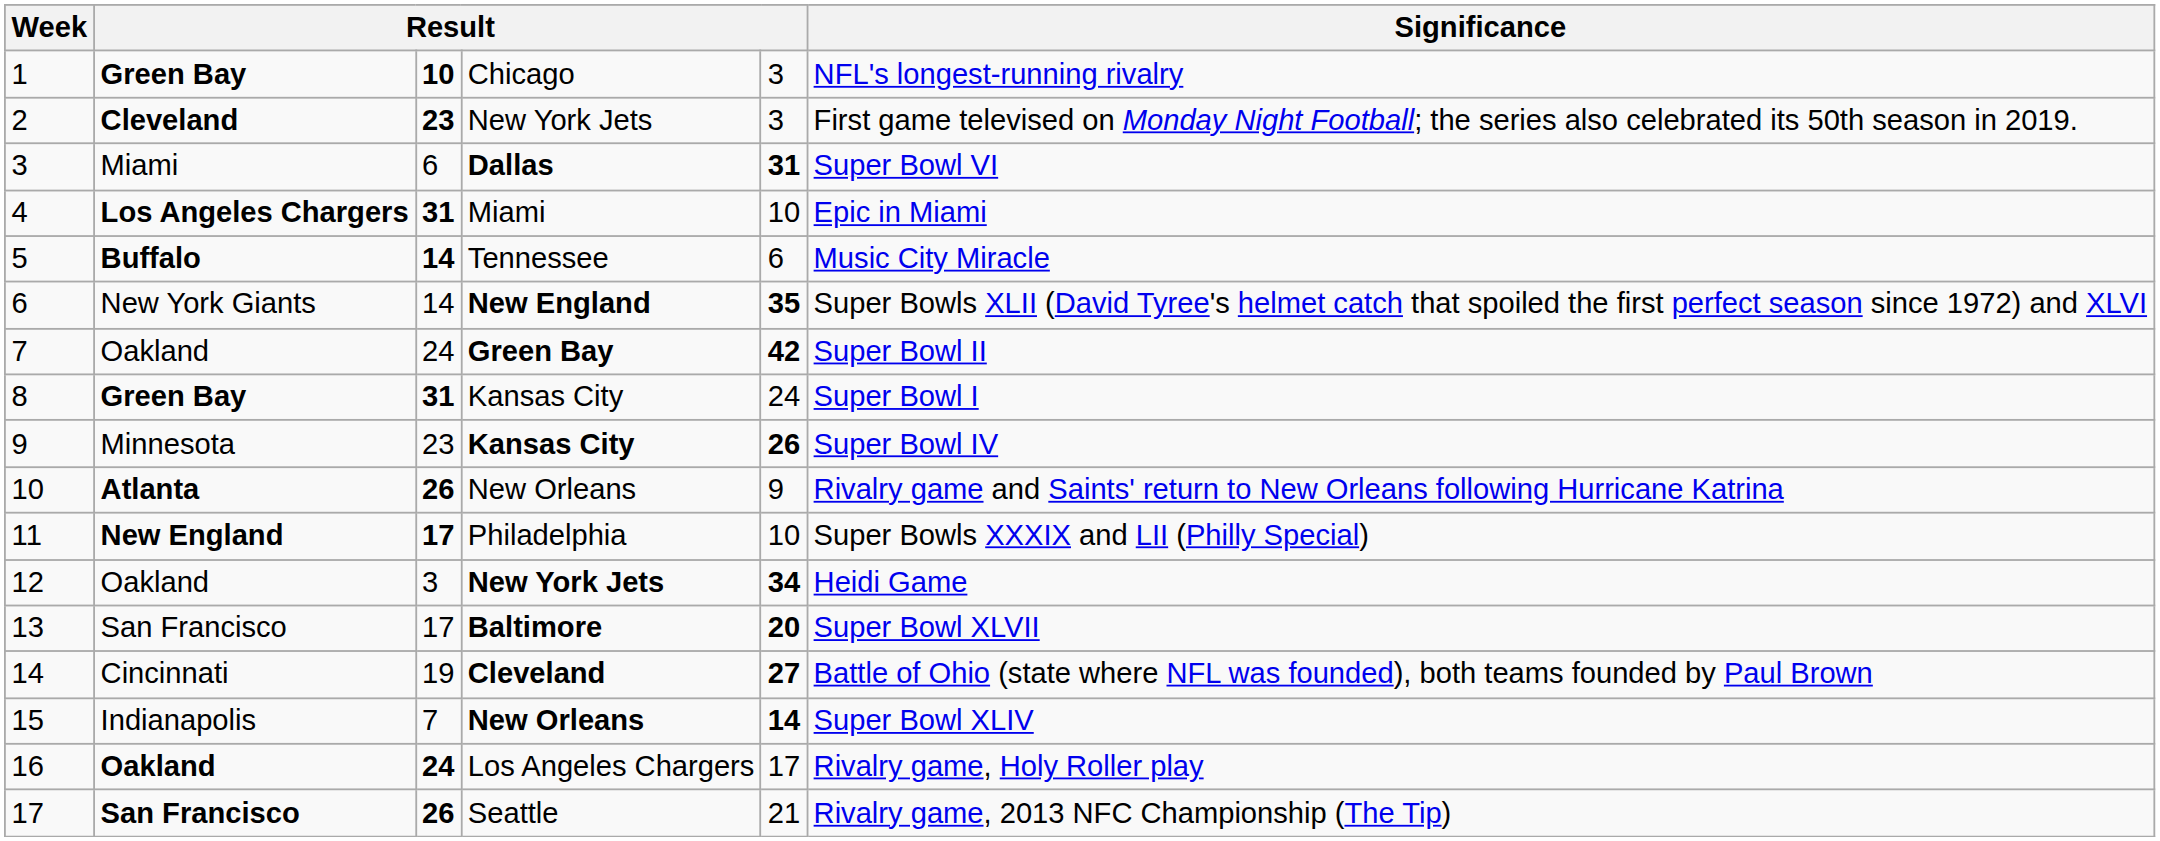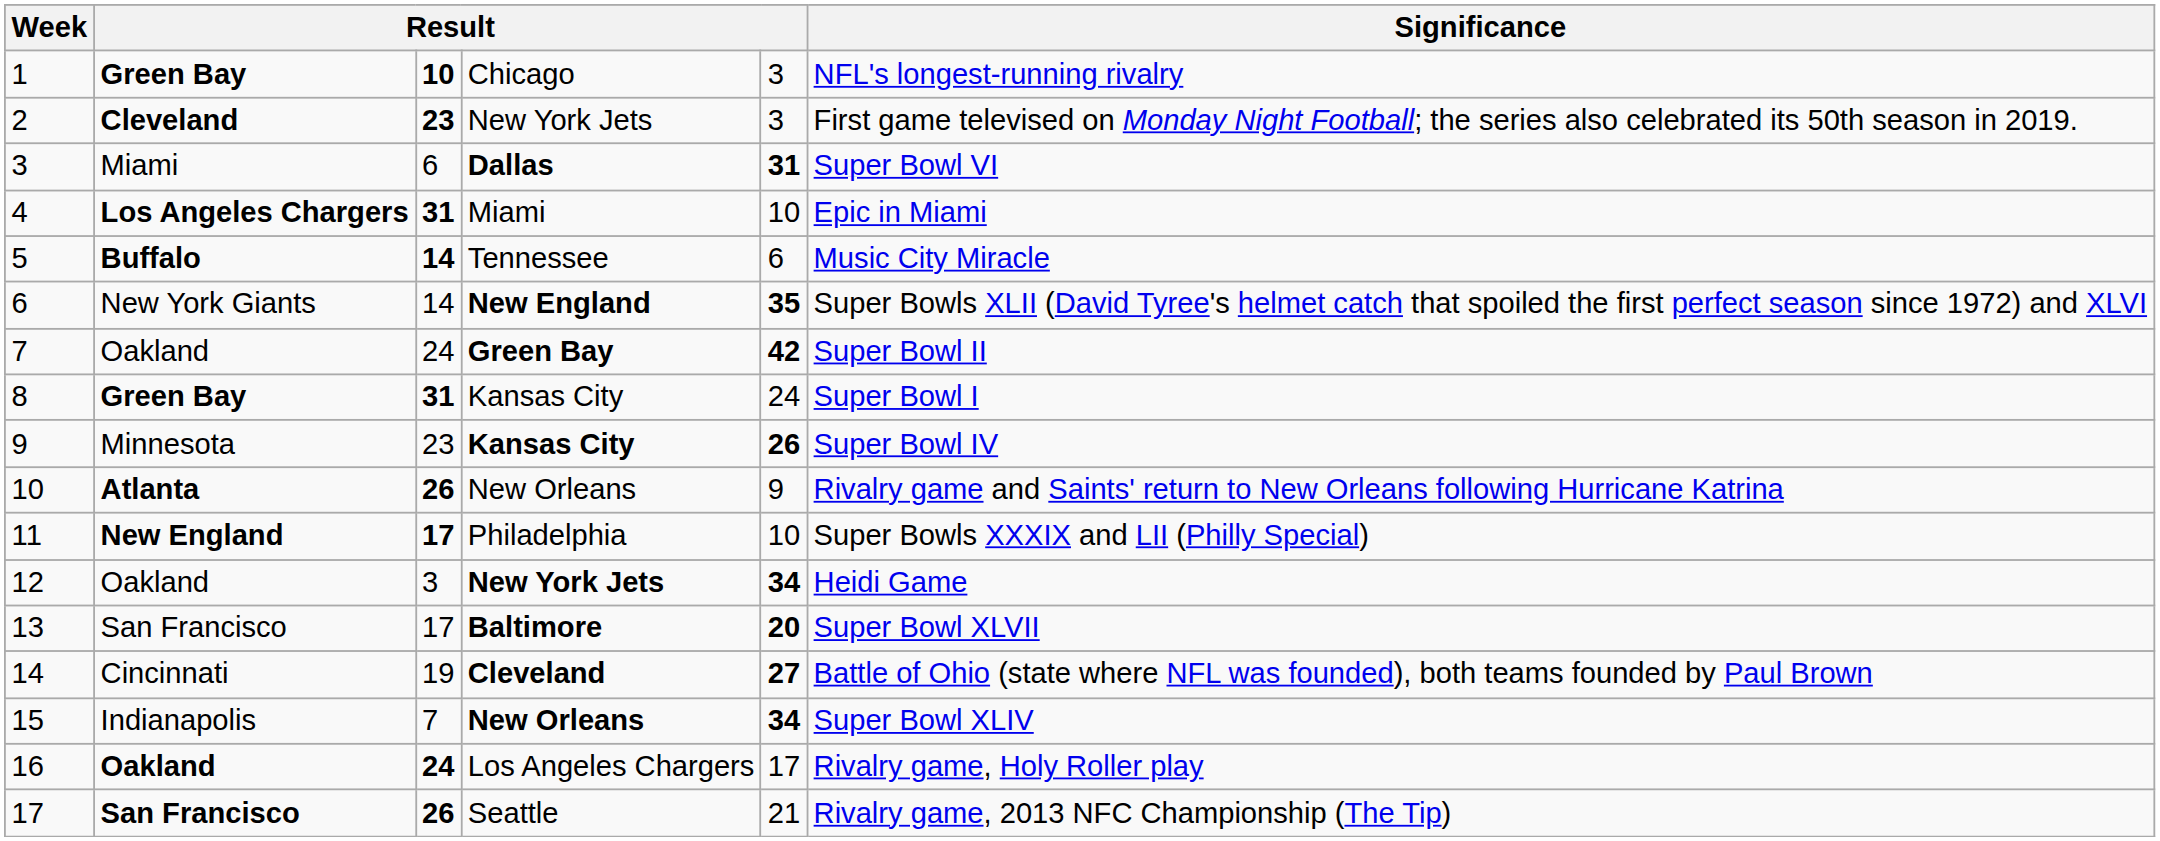(784, 720) 14 -> (784, 720) 34
